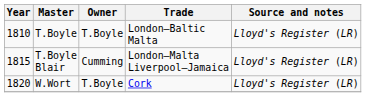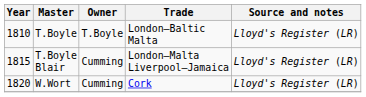(102, 84) T.Boyle -> (102, 84) Cumming
